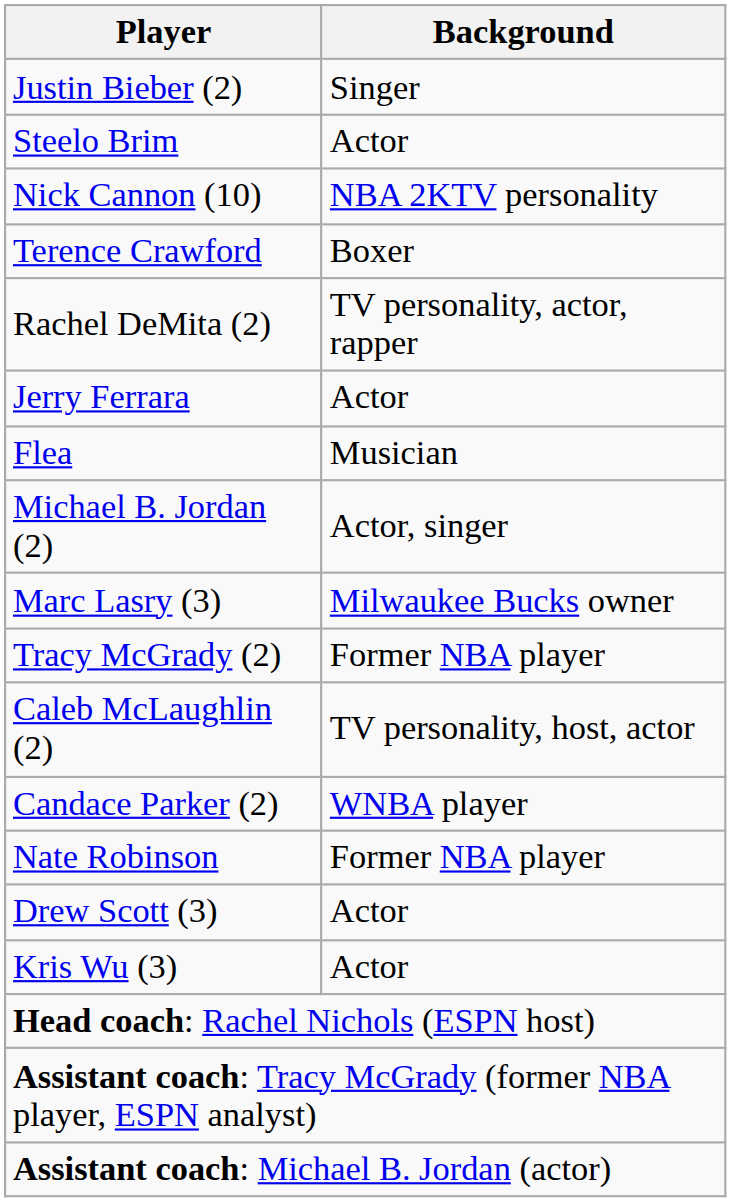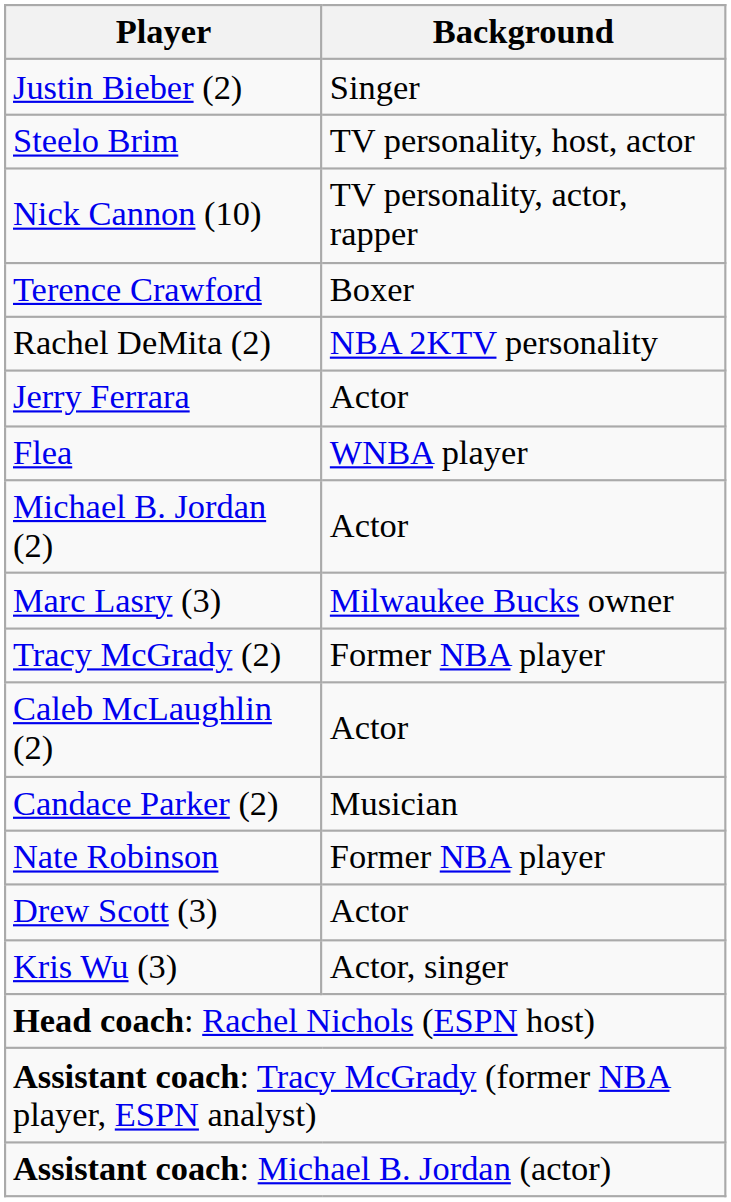(369, 140) Actor -> (512, 140) TV personality, host, actor
(494, 195) NBA 2KTV personality -> (479, 214) TV personality, actor, rapper
(479, 323) TV personality, actor, rapper -> (494, 343) NBA 2KTV personality
(394, 452) Musician -> (429, 452) WNBA player
(419, 526) Actor, singer -> (369, 526) Actor
(512, 728) TV personality, host, actor -> (369, 728) Actor
(429, 802) WNBA player -> (394, 802) Musician
(369, 966) Actor -> (419, 966) Actor, singer
